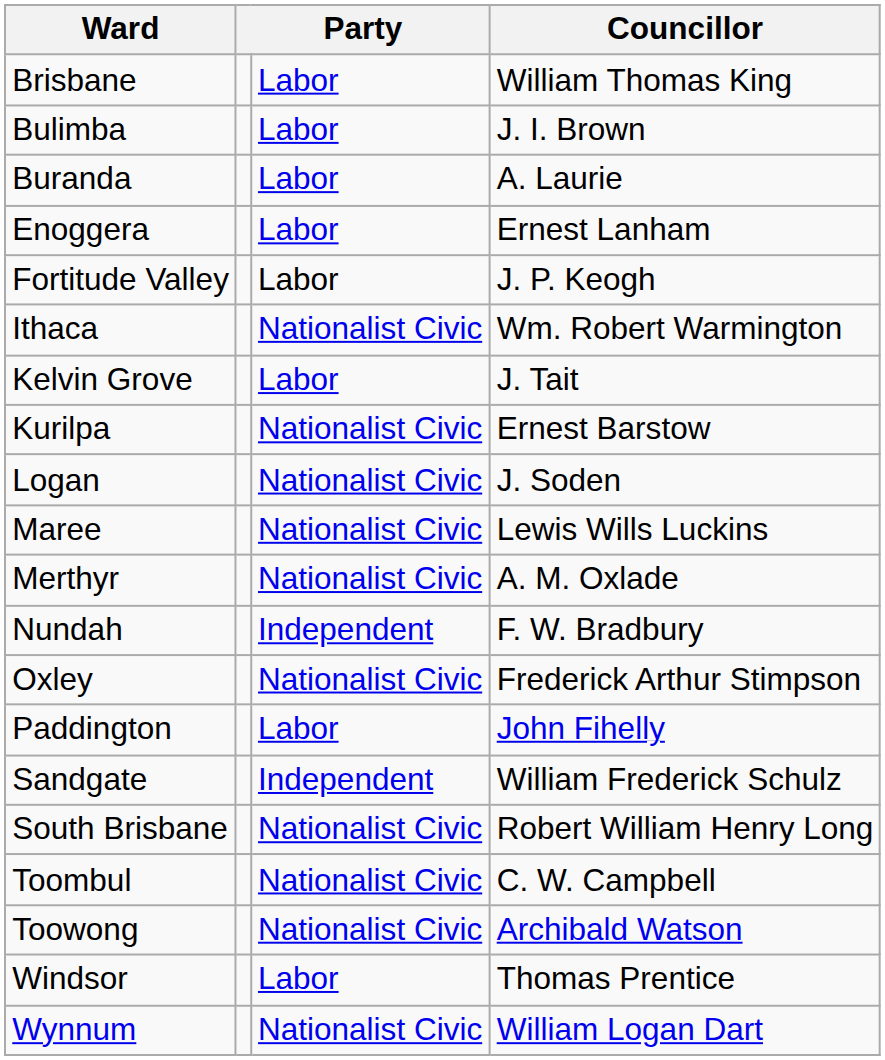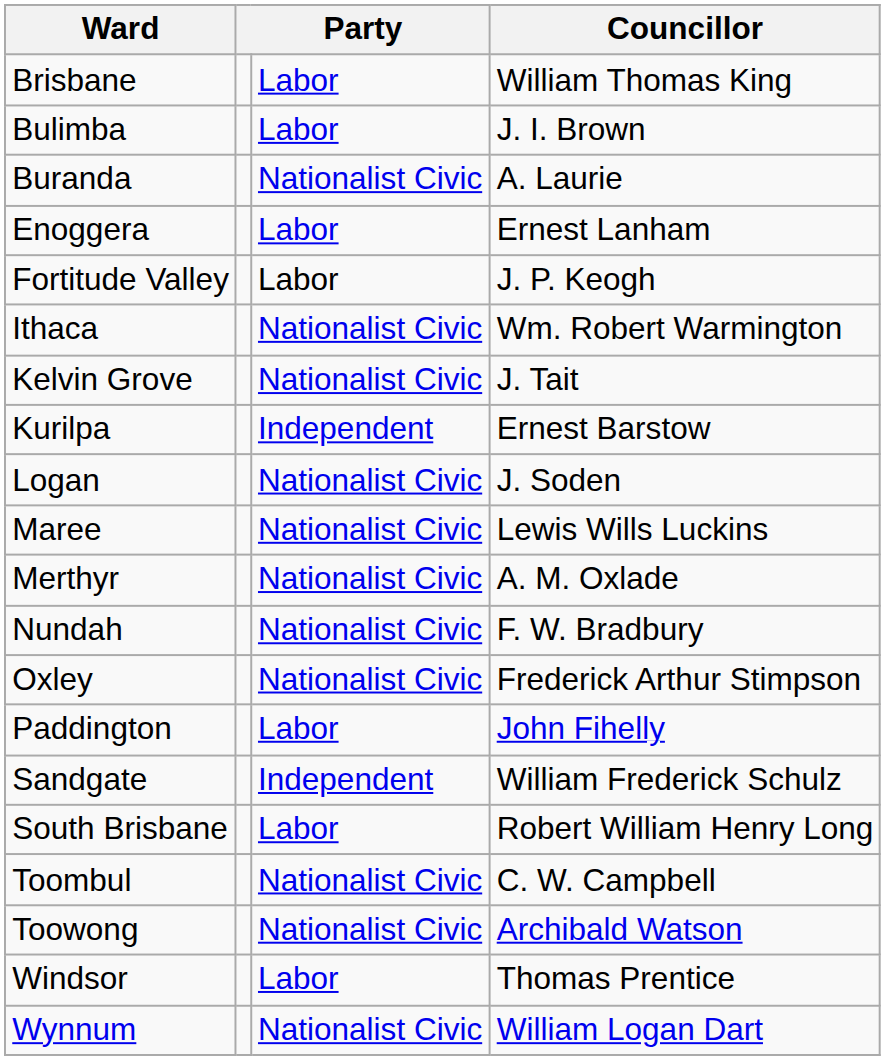(298, 179) Labor -> (370, 179) Nationalist Civic
(298, 379) Labor -> (370, 379) Nationalist Civic
(370, 429) Nationalist Civic -> (346, 429) Independent
(346, 629) Independent -> (370, 629) Nationalist Civic
(370, 829) Nationalist Civic -> (298, 829) Labor
